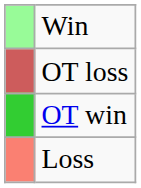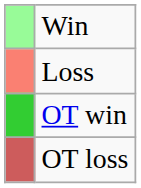rows swapped: (68, 159) <-> (85, 70)
